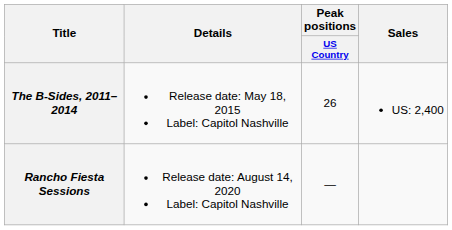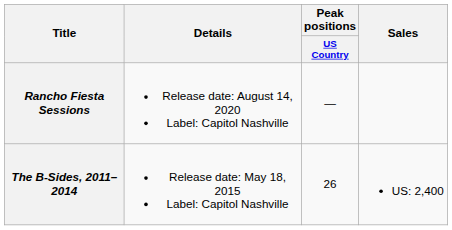rows swapped: (64, 103) <-> (64, 184)
